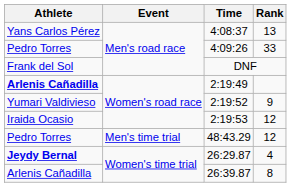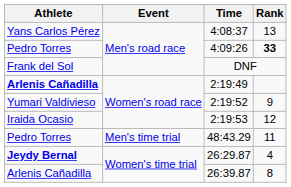(270, 49) normal -> (270, 49) bold
(270, 138) 12 -> (270, 138) 11
